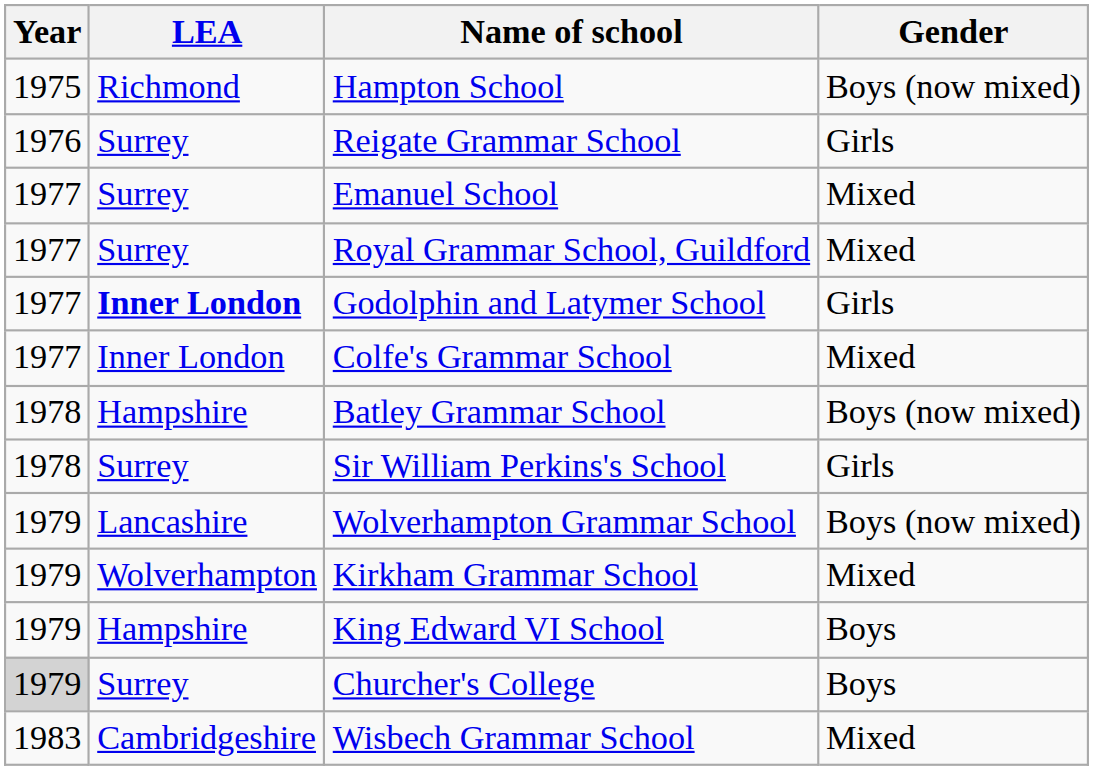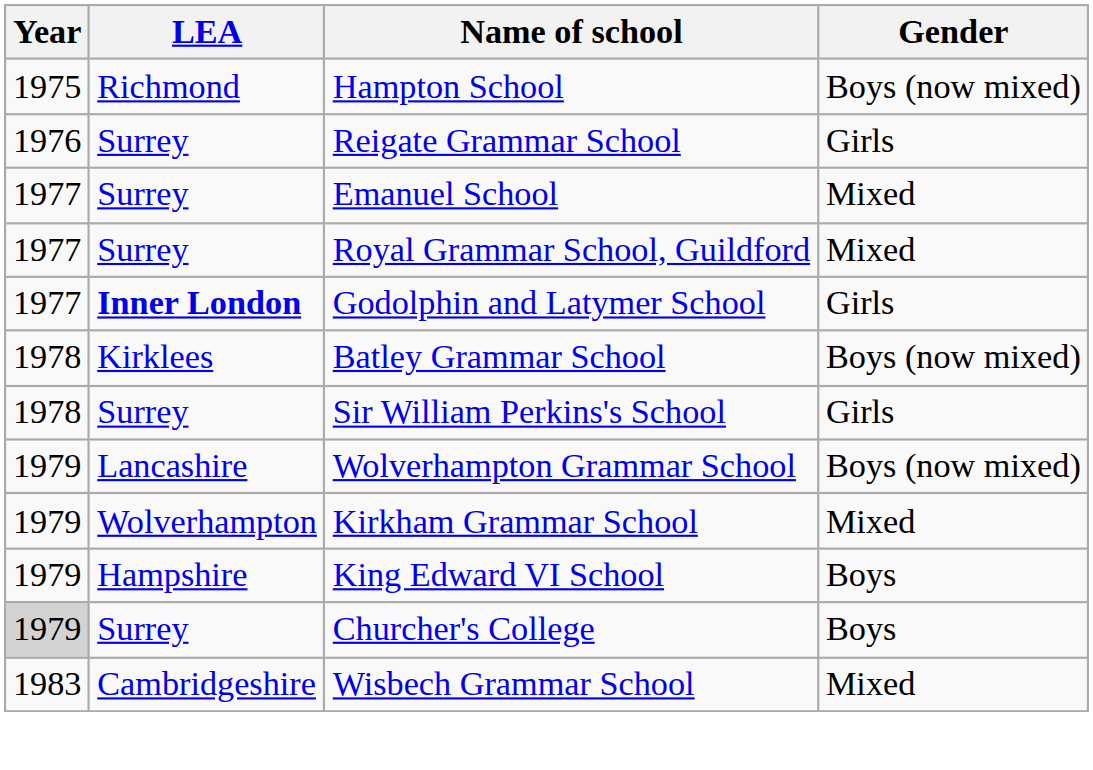- row: (502, 357)
(172, 411) Hampshire -> (155, 357) Kirklees
